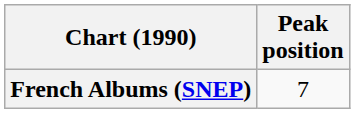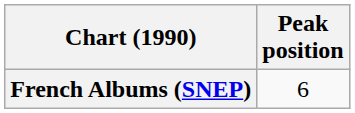(303, 88) 7 -> (303, 88) 6
